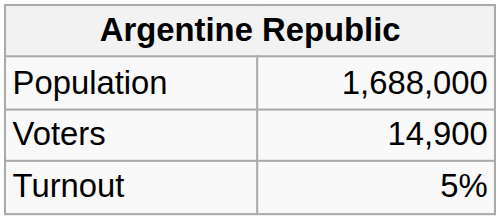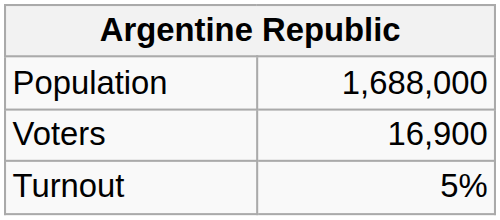(438, 134) 14,900 -> (438, 134) 16,900
